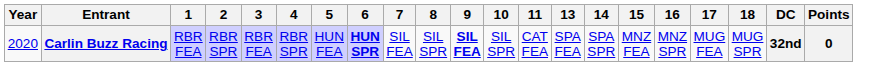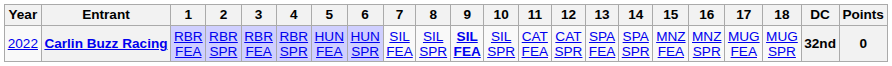+ column: (568, 15)
(23, 44) 2020 -> (23, 44) 2022
(365, 44) bold -> (365, 44) normal
